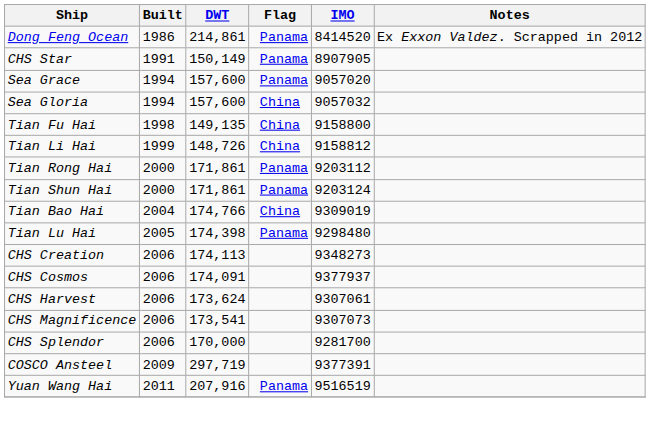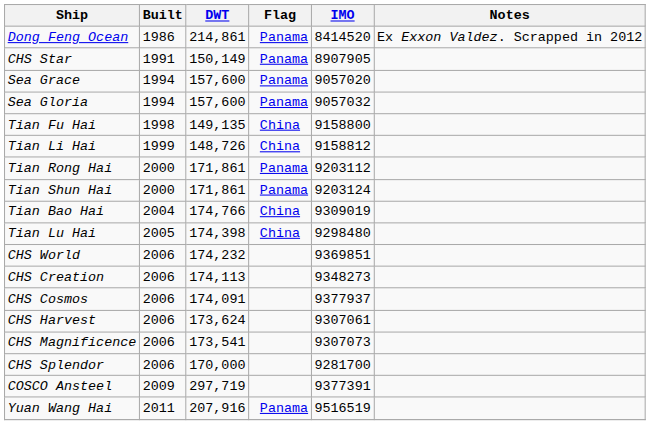(276, 103) China -> (280, 103) Panama
(280, 234) Panama -> (276, 234) China
+ row: (44, 255)
